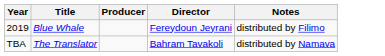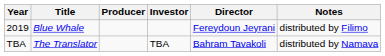+ column: (169, 12)
